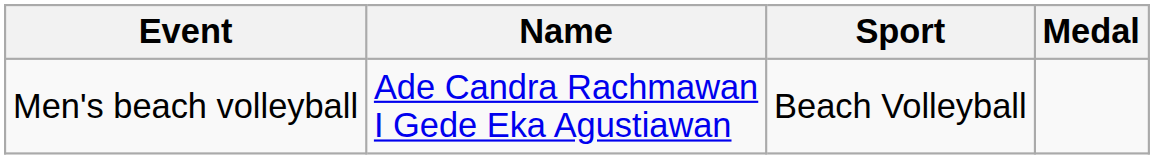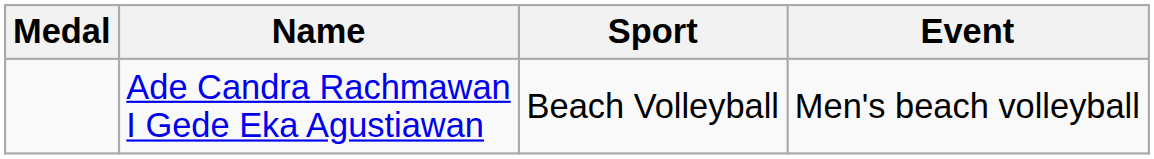columns swapped: (1091, 31) <-> (186, 31)
